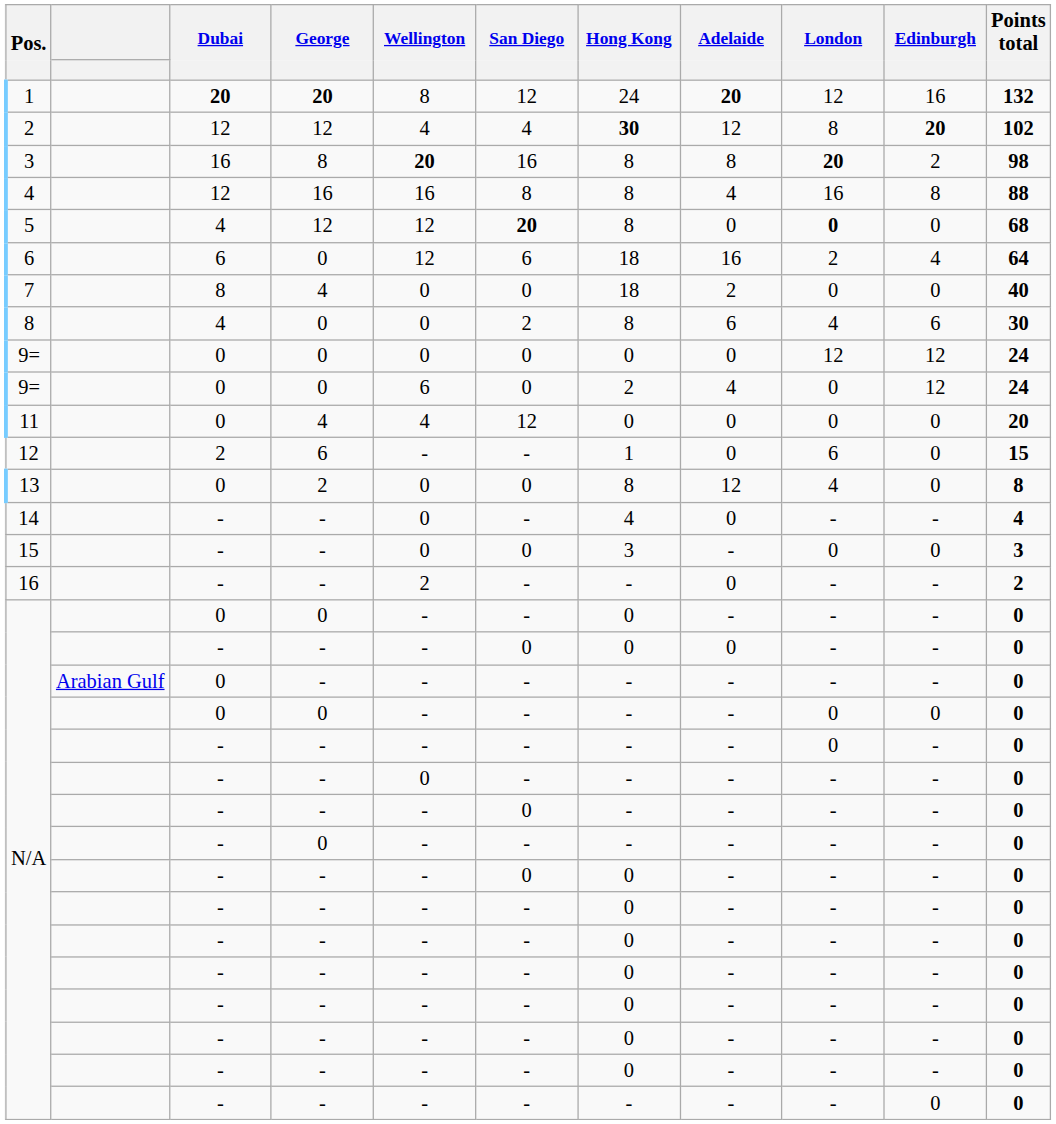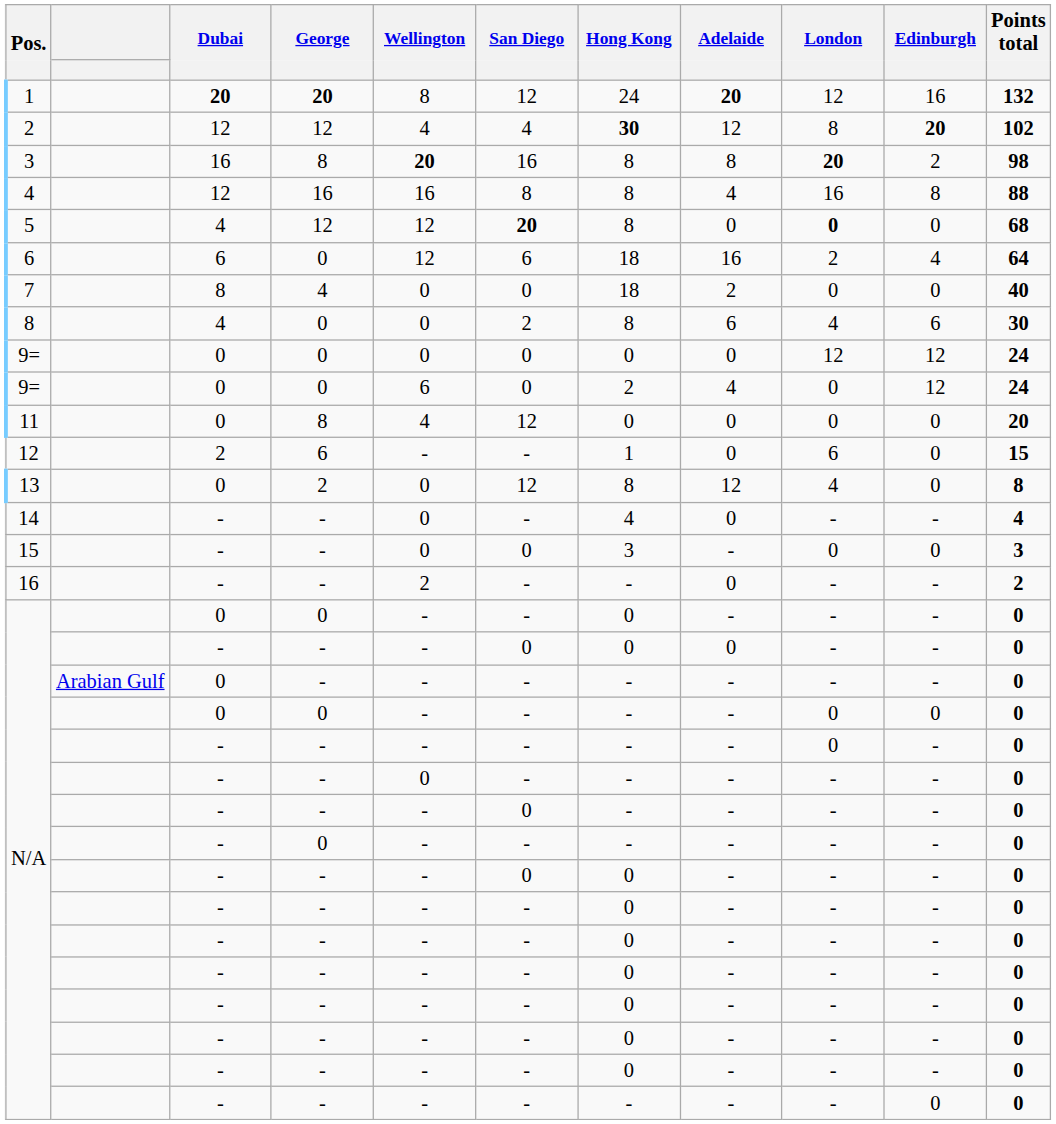(322, 420) 4 -> (322, 420) 8
(527, 485) 0 -> (527, 485) 12
